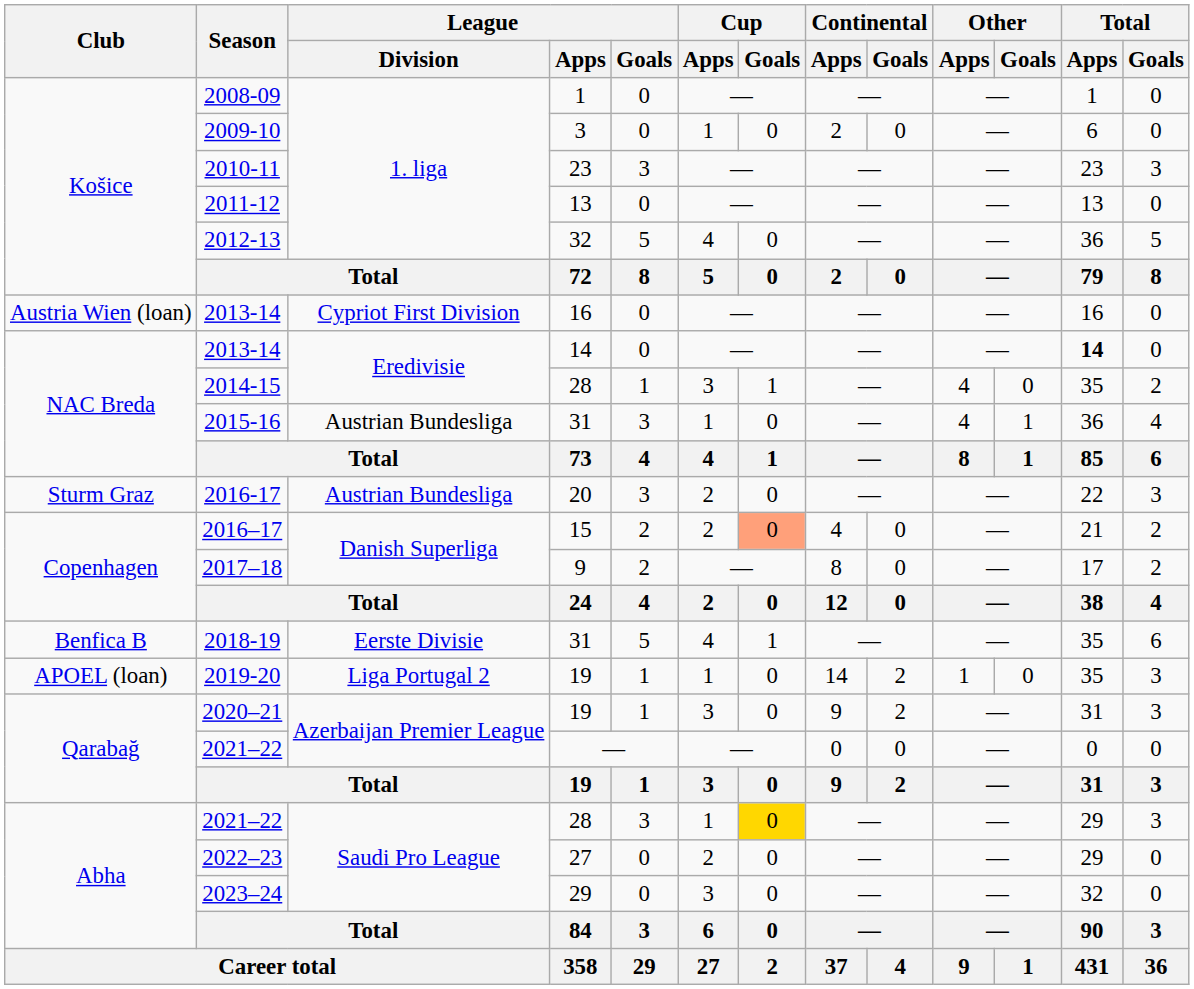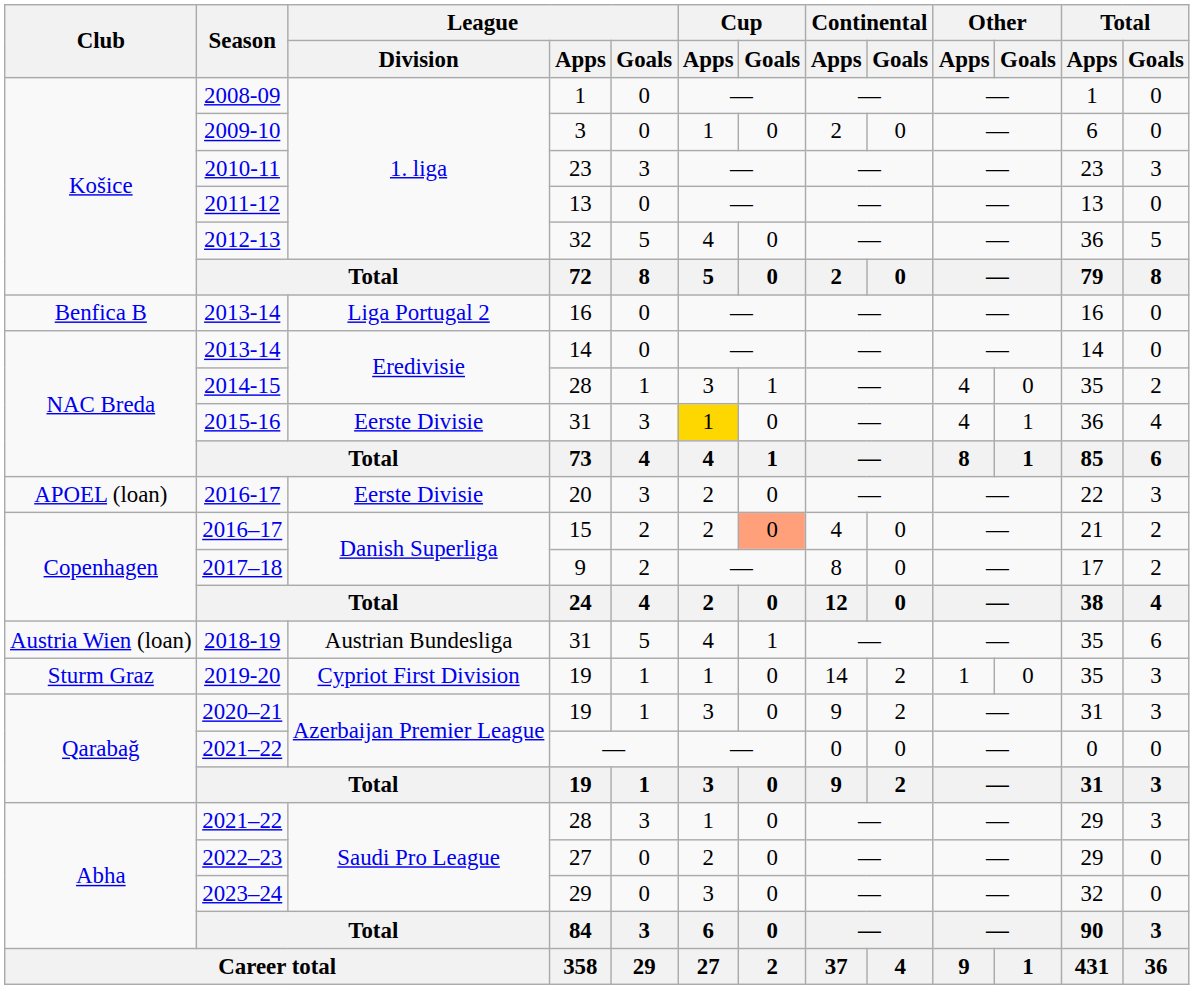(101, 312) Austria Wien (loan) -> (101, 312) Benfica B
(419, 312) Cypriot First Division -> (419, 312) Liga Portugal 2
(1092, 349) bold -> (1092, 349) normal
(419, 421) Austrian Bundesliga -> (419, 421) Eerste Divisie
(708, 421) no background -> (708, 421) gold background
(101, 494) Sturm Graz -> (101, 494) APOEL (loan)
(419, 494) Austrian Bundesliga -> (419, 494) Eerste Divisie
(101, 639) Benfica B -> (101, 639) Austria Wien (loan)
(419, 639) Eerste Divisie -> (419, 639) Austrian Bundesliga
(101, 675) APOEL (loan) -> (101, 675) Sturm Graz
(419, 675) Liga Portugal 2 -> (419, 675) Cypriot First Division
(772, 820) gold background -> (772, 820) no background
